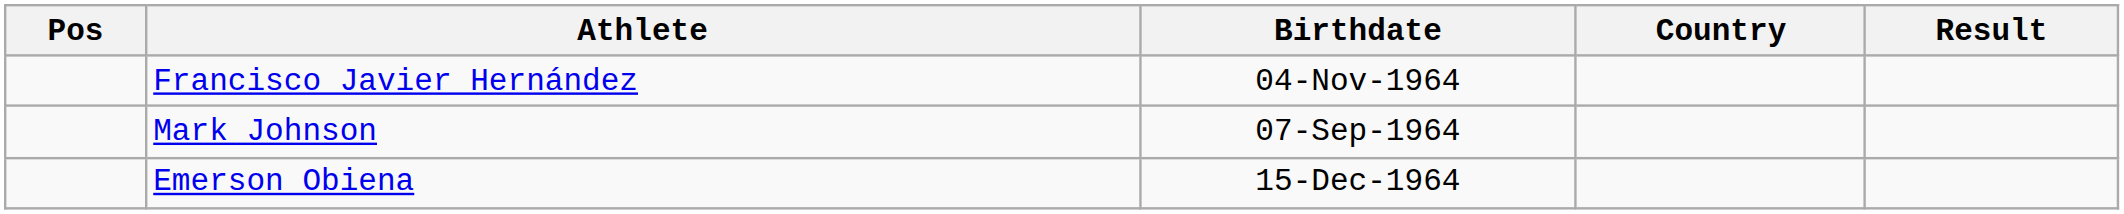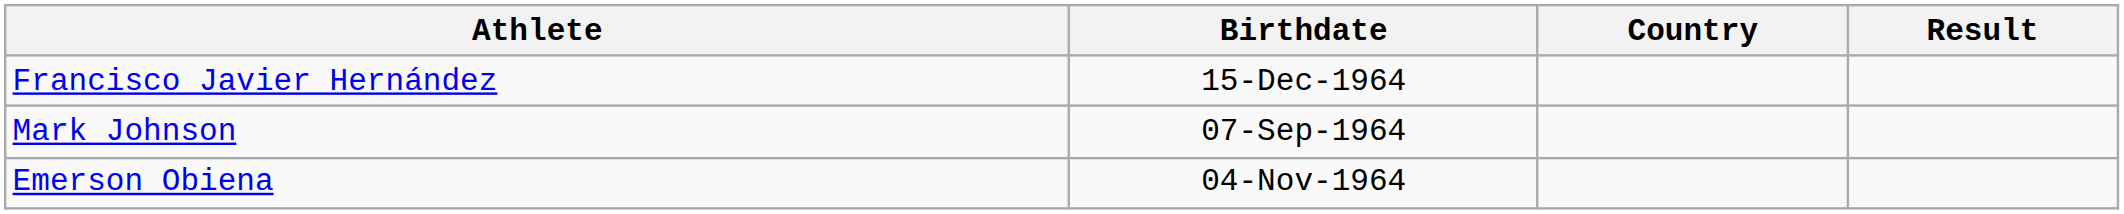- column: (76, 31)
(1358, 81) 04-Nov-1964 -> (1304, 81) 15-Dec-1964
(1358, 182) 15-Dec-1964 -> (1304, 182) 04-Nov-1964
